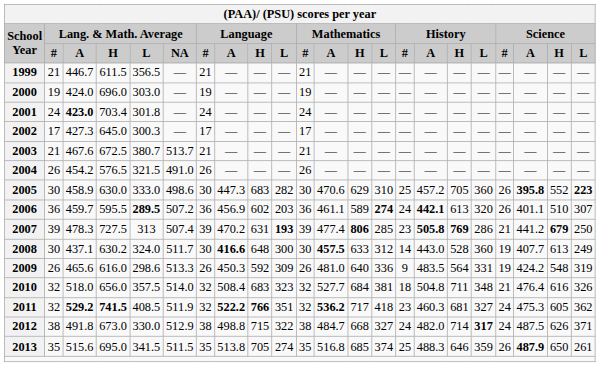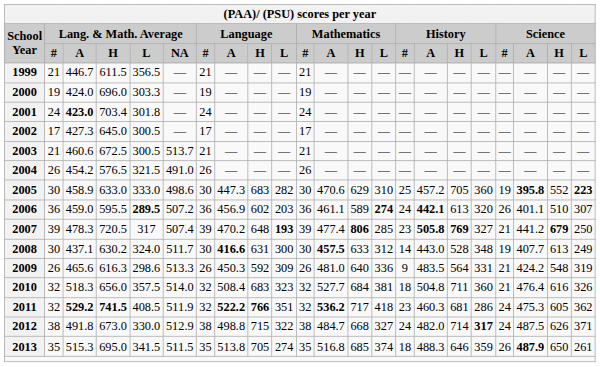(146, 92) 303.0 -> (146, 92) 303.3
(146, 131) 300.3 -> (146, 131) 300.5
(80, 151) 467.6 -> (80, 151) 460.6
(146, 151) 380.7 -> (146, 151) 300.5
(113, 190) 630.0 -> (113, 190) 633.0
(505, 190) 26 -> (505, 190) 19
(80, 209) 459.7 -> (80, 209) 459.0
(113, 229) 727.5 -> (113, 229) 720.5
(146, 229) 313 -> (146, 229) 317
(260, 229) 631 -> (260, 229) 648
(484, 229) 286 -> (484, 229) 327
(260, 248) 648 -> (260, 248) 631
(484, 248) 360 -> (484, 248) 348
(113, 268) 616.0 -> (113, 268) 616.3
(505, 268) 19 -> (505, 268) 21
(80, 287) 518.0 -> (80, 287) 518.3
(484, 287) 348 -> (484, 287) 360
(484, 307) 327 -> (484, 307) 286
(80, 346) 515.6 -> (80, 346) 515.3
(405, 346) 25 -> (405, 346) 18
